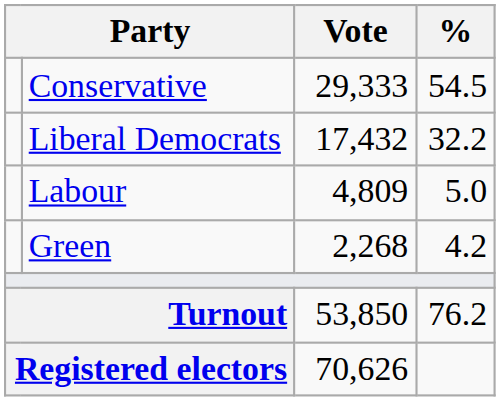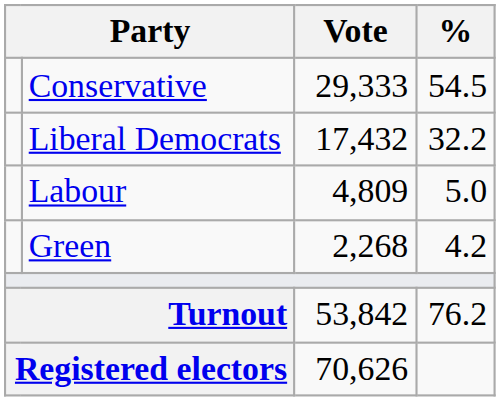(362, 314) 53,850 -> (362, 314) 53,842
